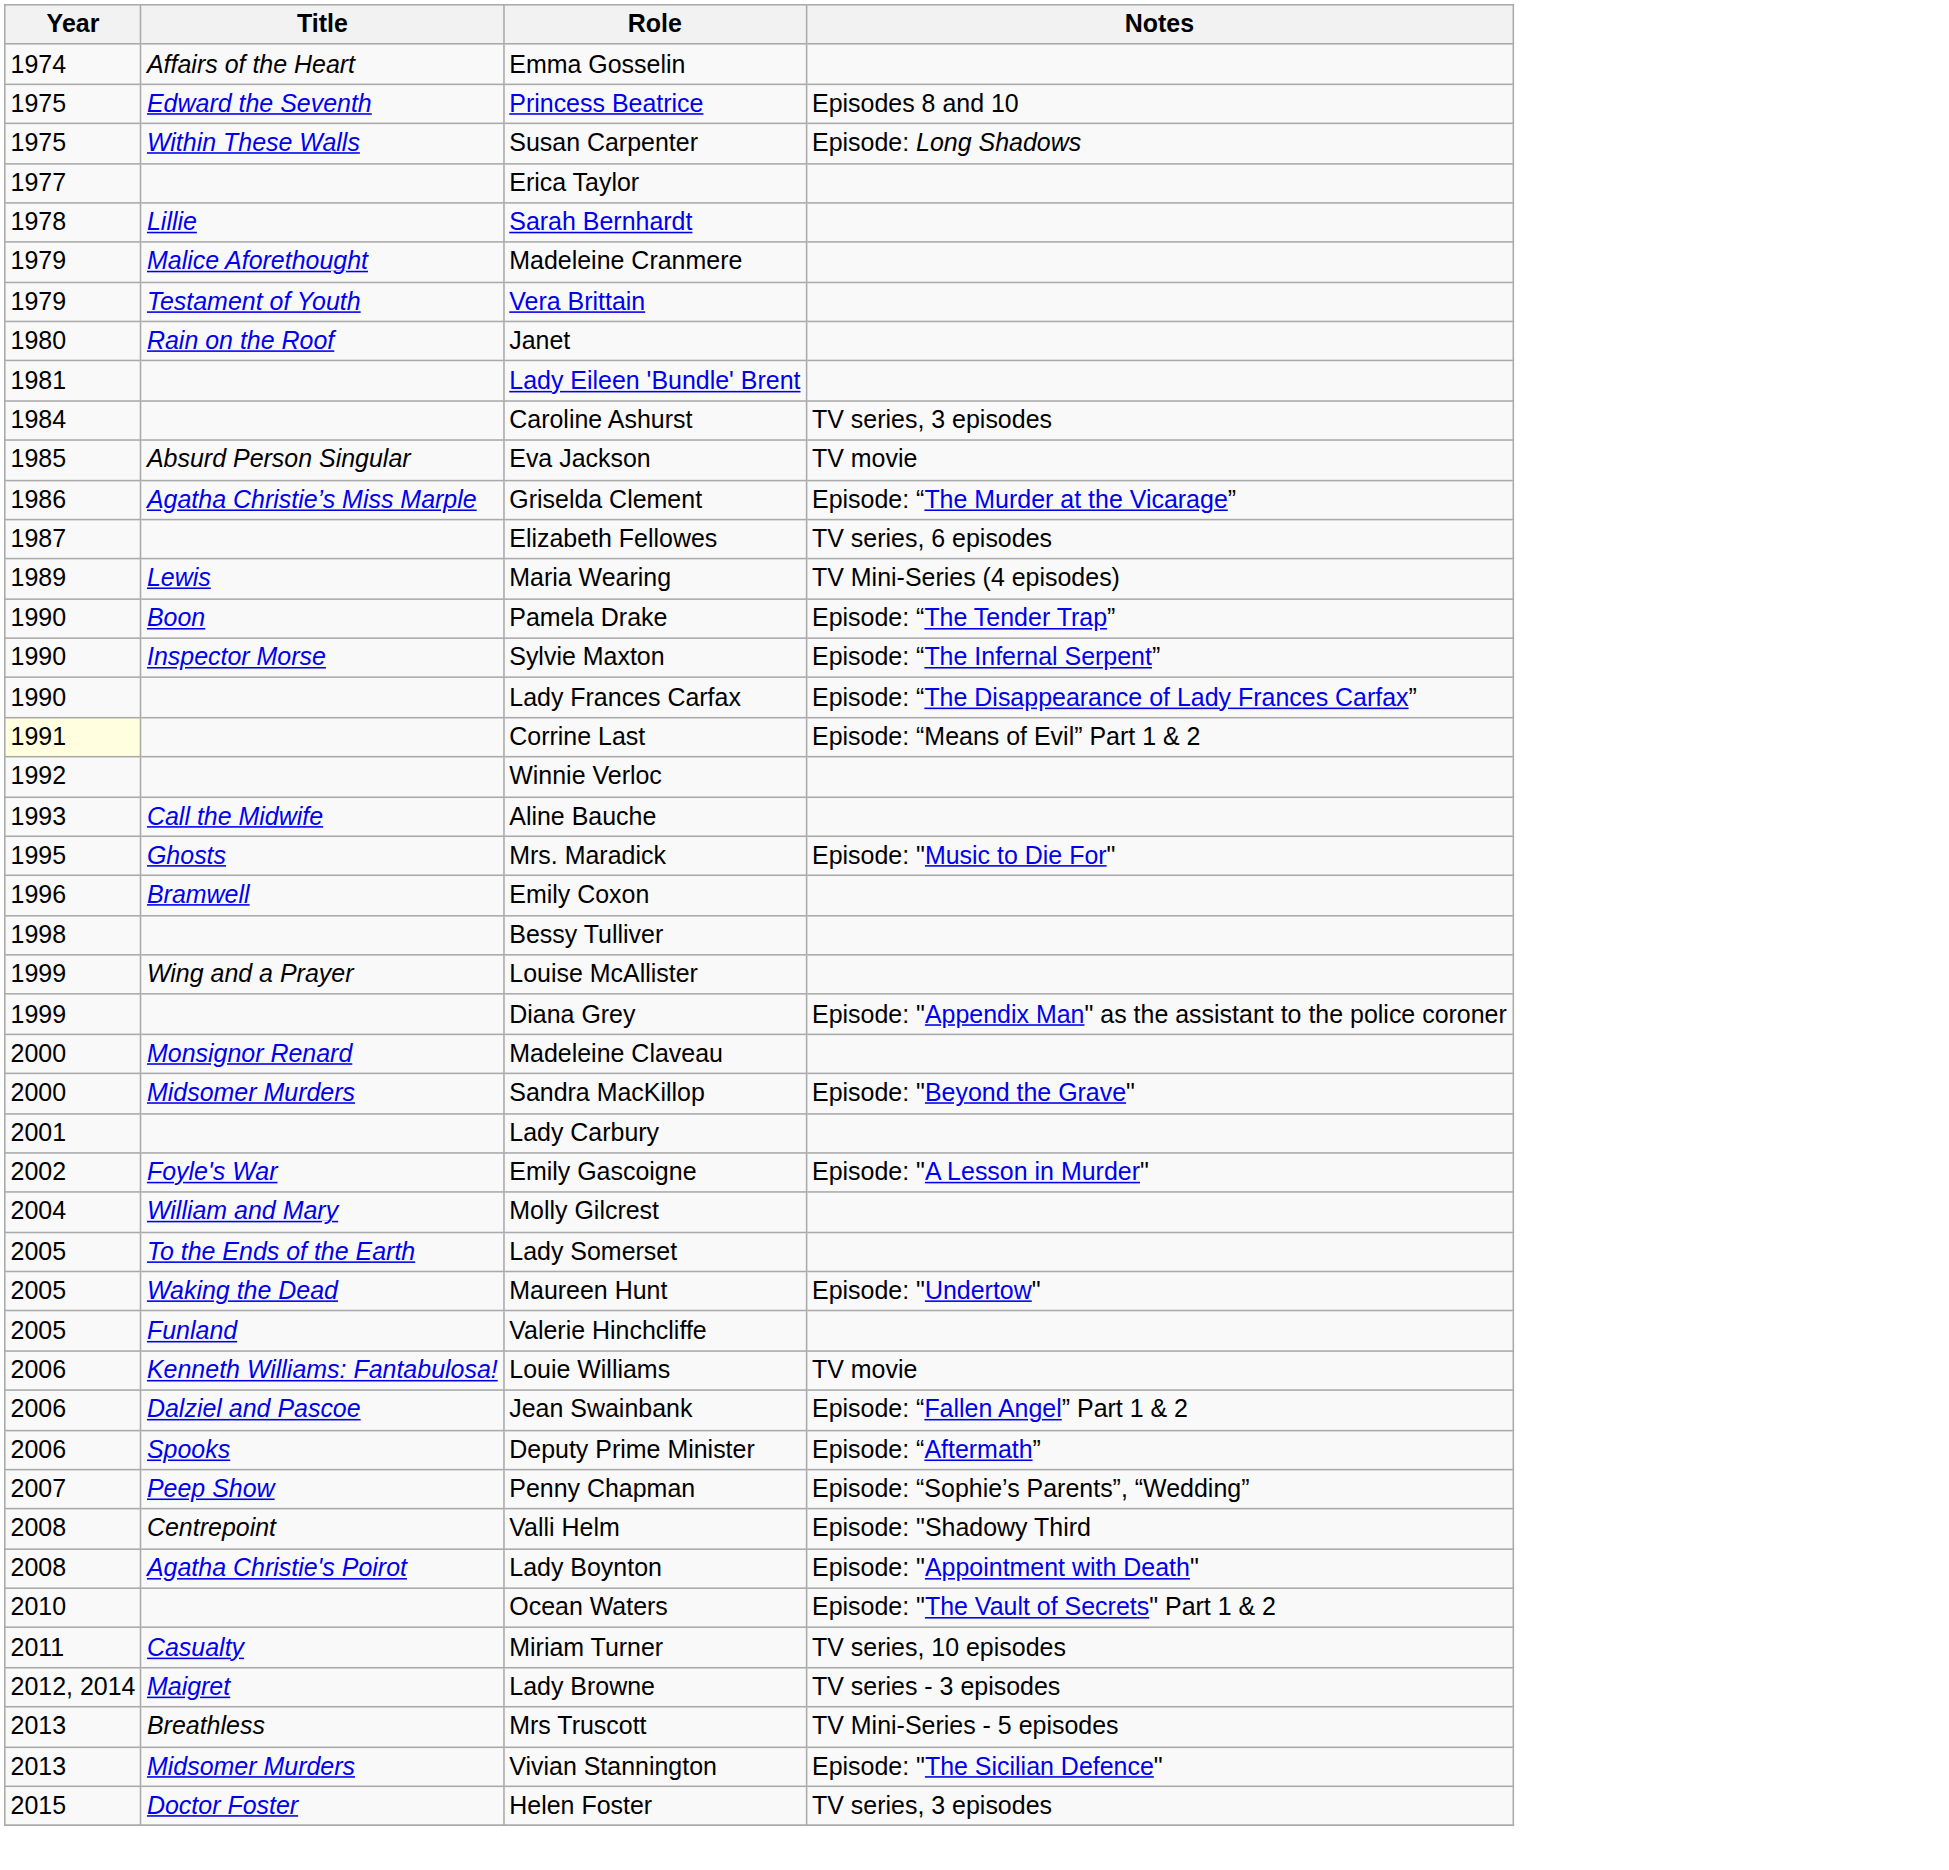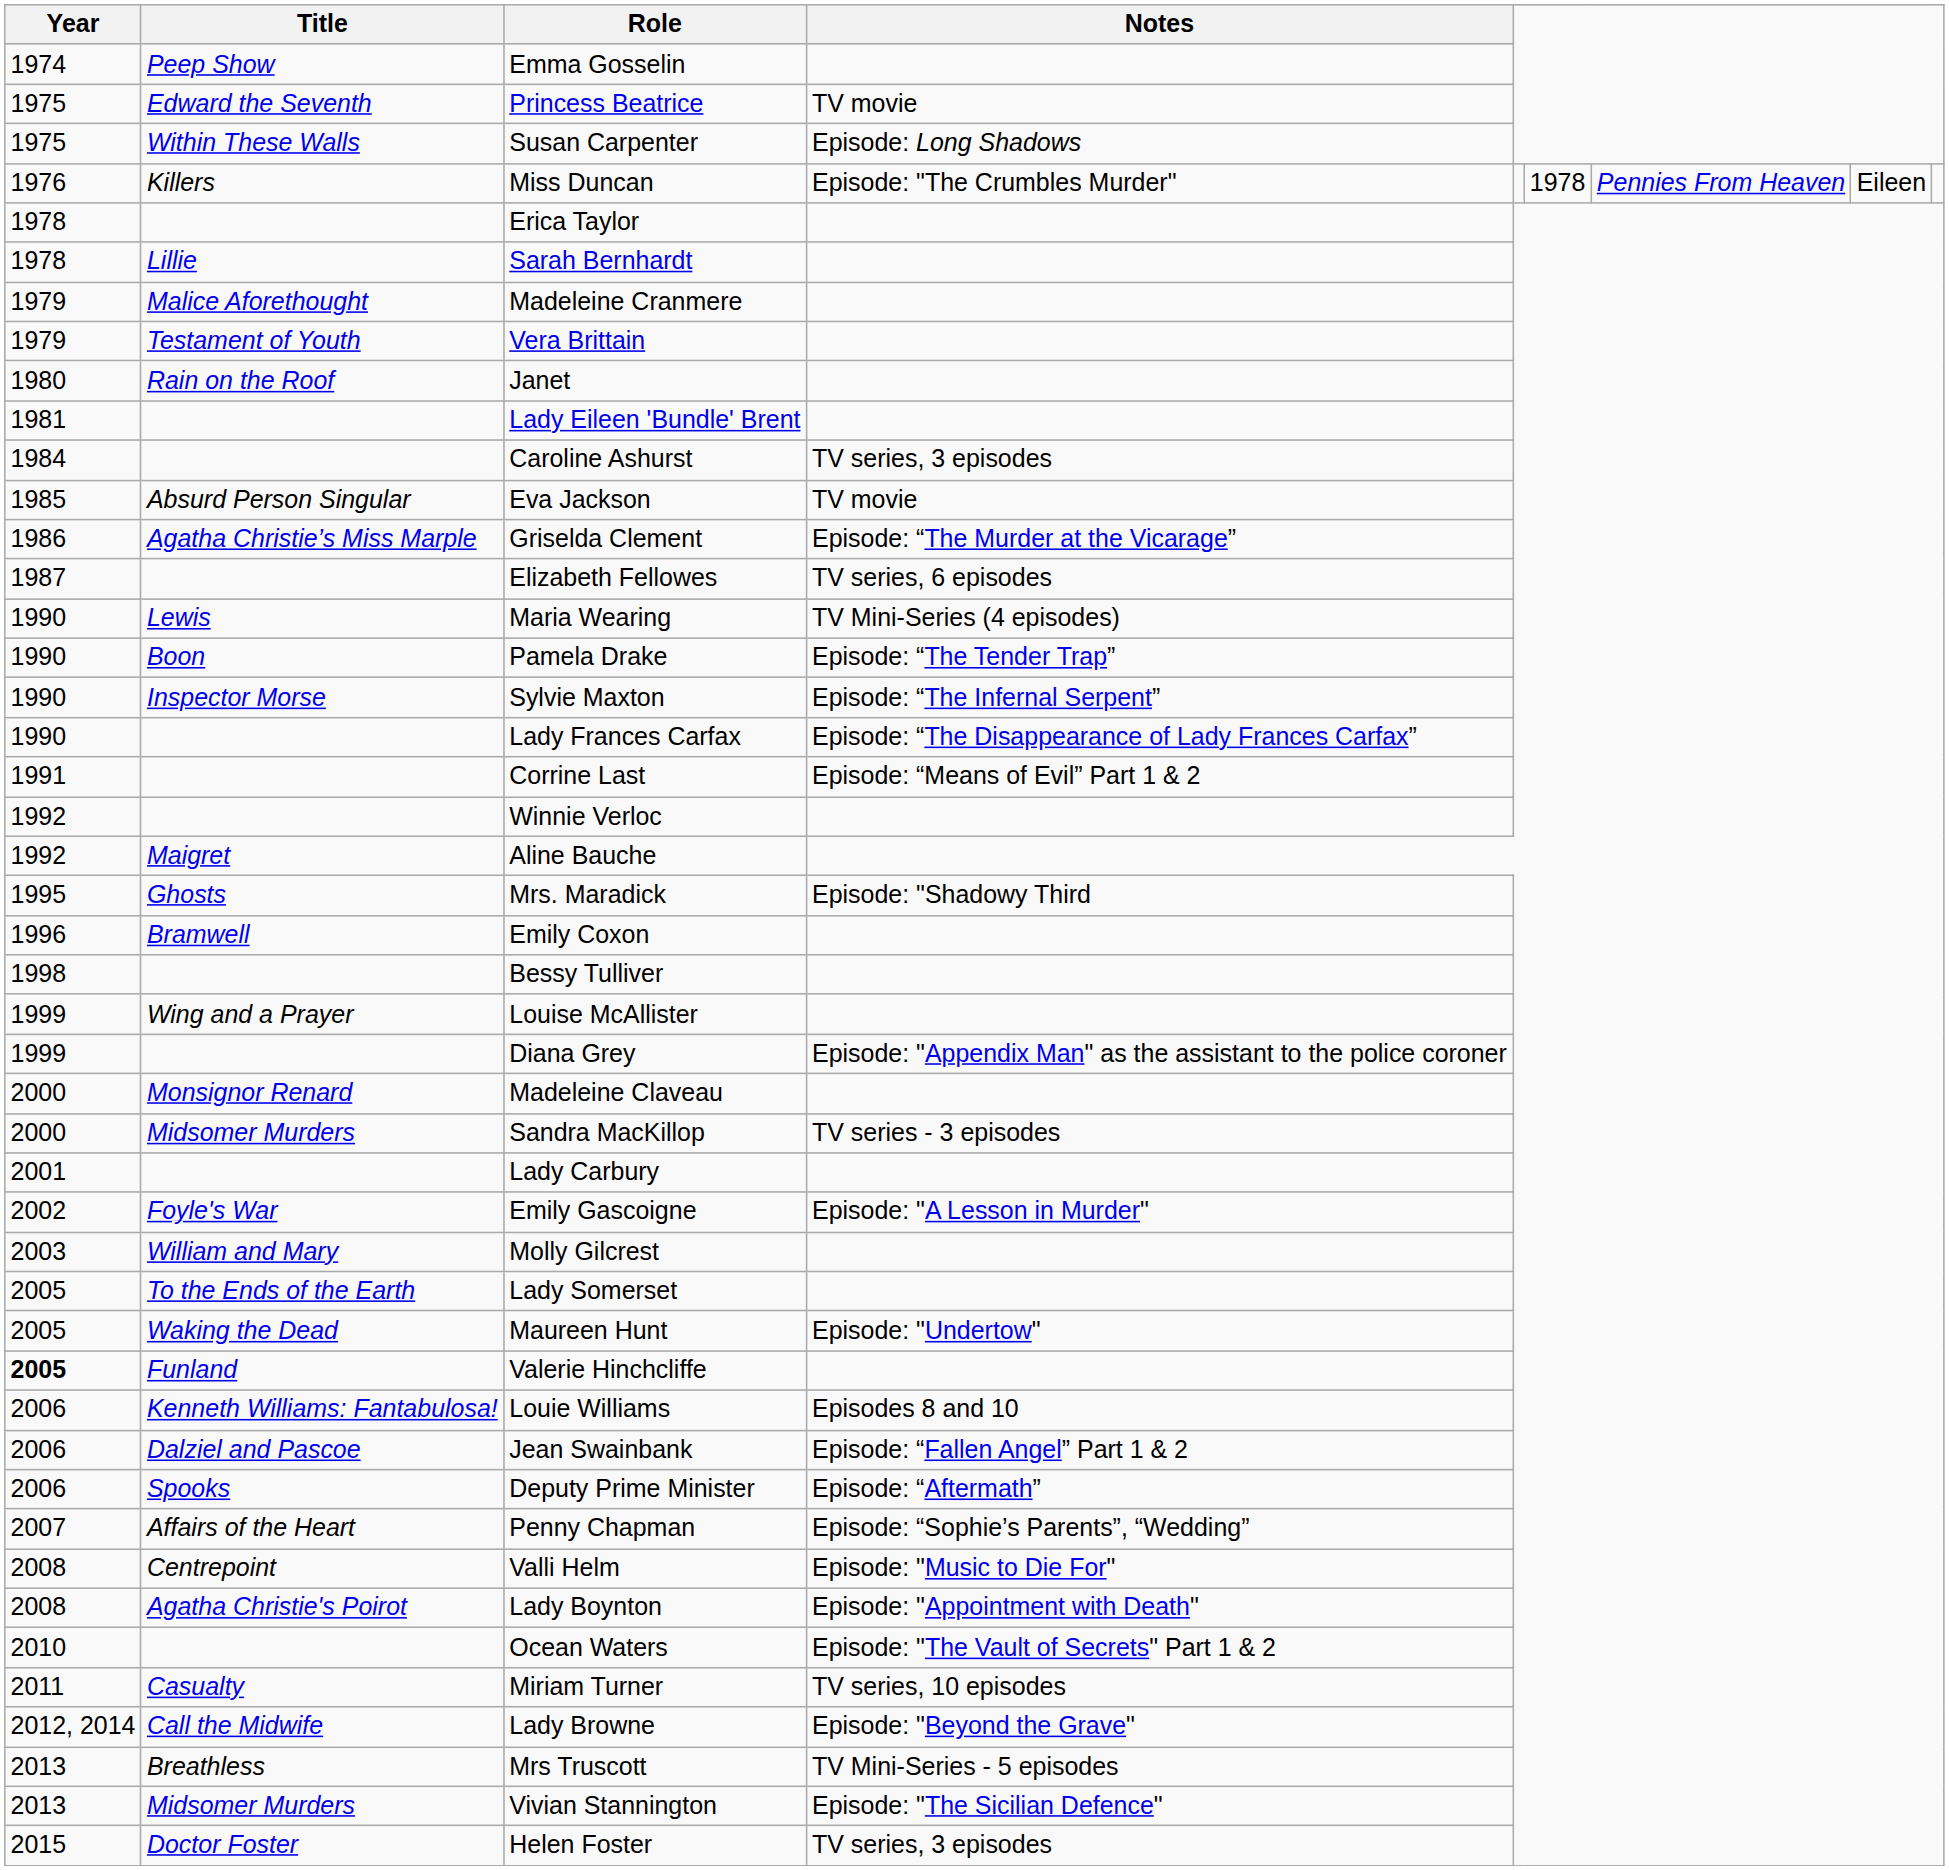(251, 63) Affairs of the Heart -> (211, 63) Peep Show
(915, 103) Episodes 8 and 10 -> (865, 103) TV movie
+ row: (581, 182)
(38, 182) 1977 -> (38, 222) 1978
(38, 578) 1989 -> (38, 618) 1990
(38, 736) lightyellow background -> (38, 776) no background
(38, 815) 1993 -> (38, 855) 1992
(235, 815) Call the Midwife -> (189, 855) Maigret
(964, 855) Episode: "Music to Die For" -> (951, 895) Episode: "Shadowy Third
(973, 1093) Episode: "Beyond the Grave" -> (936, 1132) TV series - 3 episodes
(38, 1211) 2004 -> (38, 1251) 2003
(38, 1330) normal -> (38, 1370) bold
(865, 1370) TV movie -> (915, 1409) Episodes 8 and 10
(211, 1488) Peep Show -> (251, 1528) Affairs of the Heart
(951, 1528) Episode: "Shadowy Third -> (964, 1568) Episode: "Music to Die For"
(189, 1686) Maigret -> (235, 1726) Call the Midwife
(936, 1686) TV series - 3 episodes -> (973, 1726) Episode: "Beyond the Grave"
